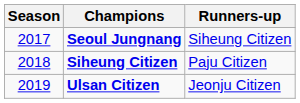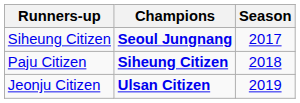columns swapped: (34, 16) <-> (240, 16)
